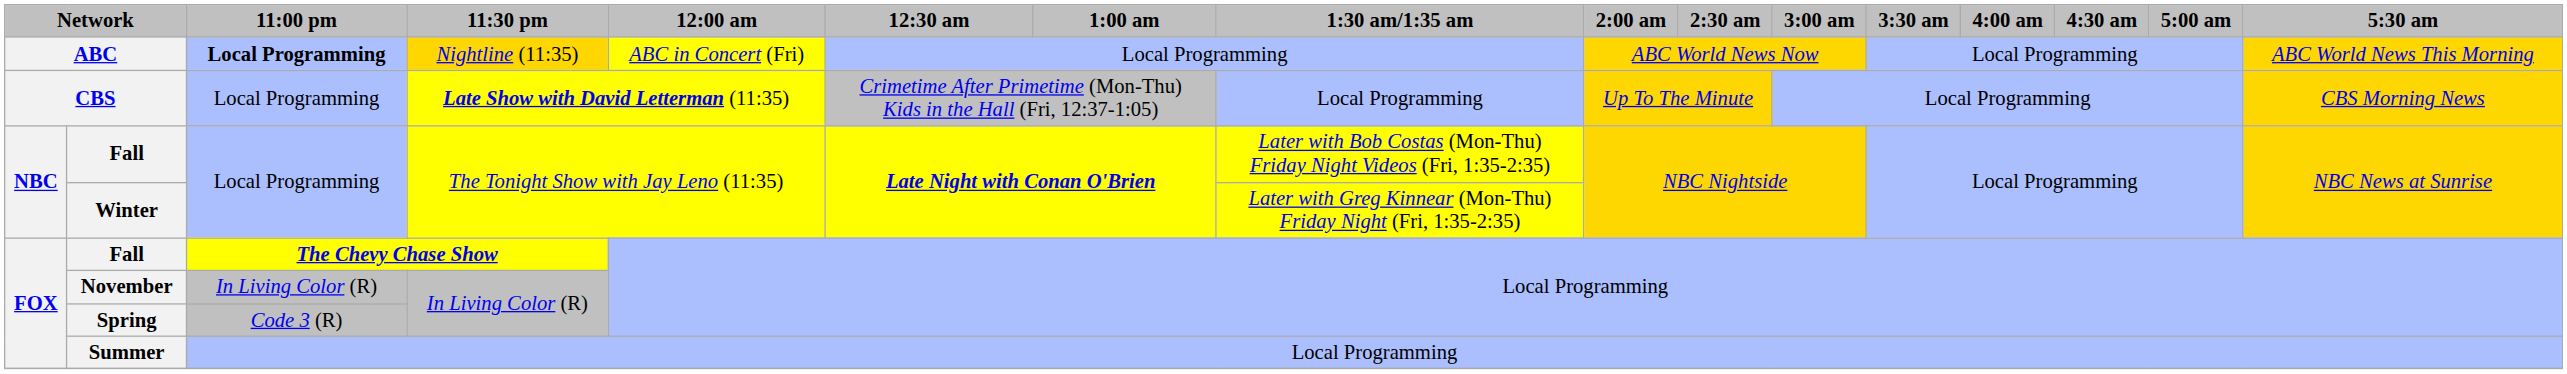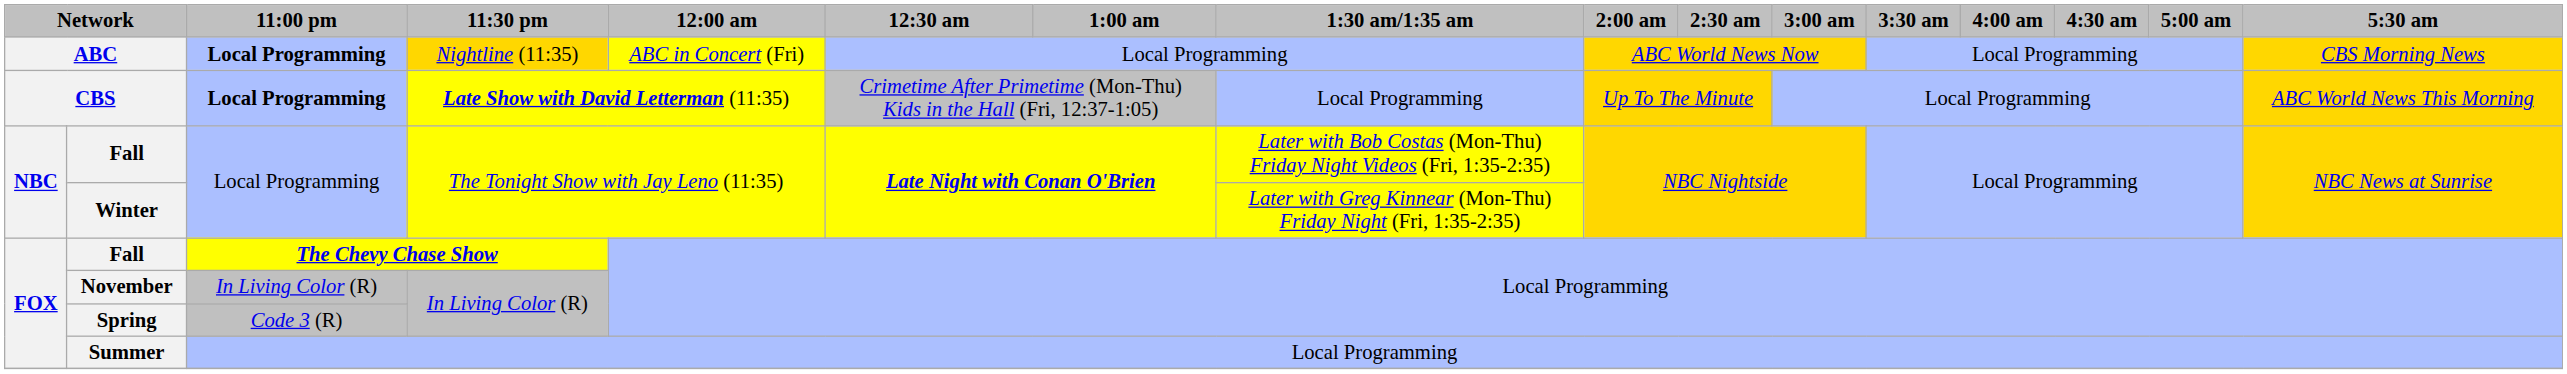(2403, 53) ABC World News This Morning -> (2403, 53) CBS Morning News
(297, 97) normal -> (297, 97) bold
(2403, 97) CBS Morning News -> (2403, 97) ABC World News This Morning
